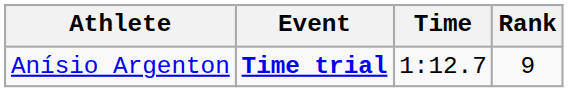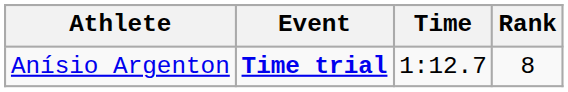(528, 66) 9 -> (528, 66) 8
